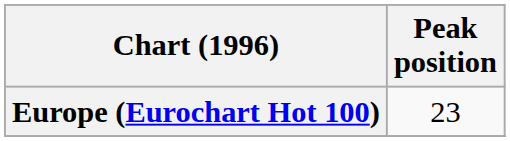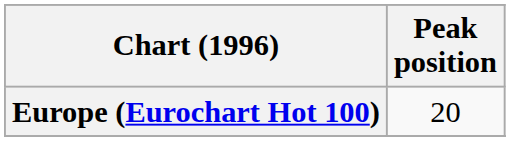(445, 111) 23 -> (445, 111) 20
